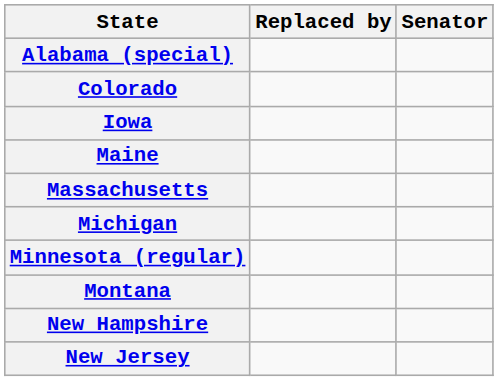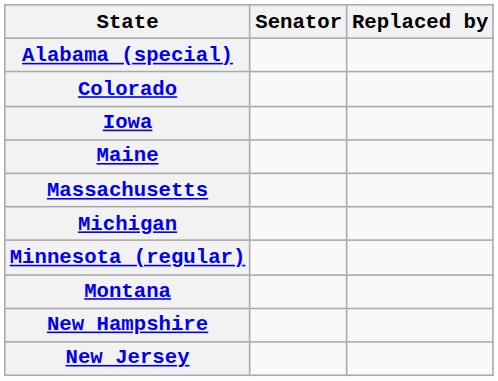columns swapped: (445, 22) <-> (323, 22)
